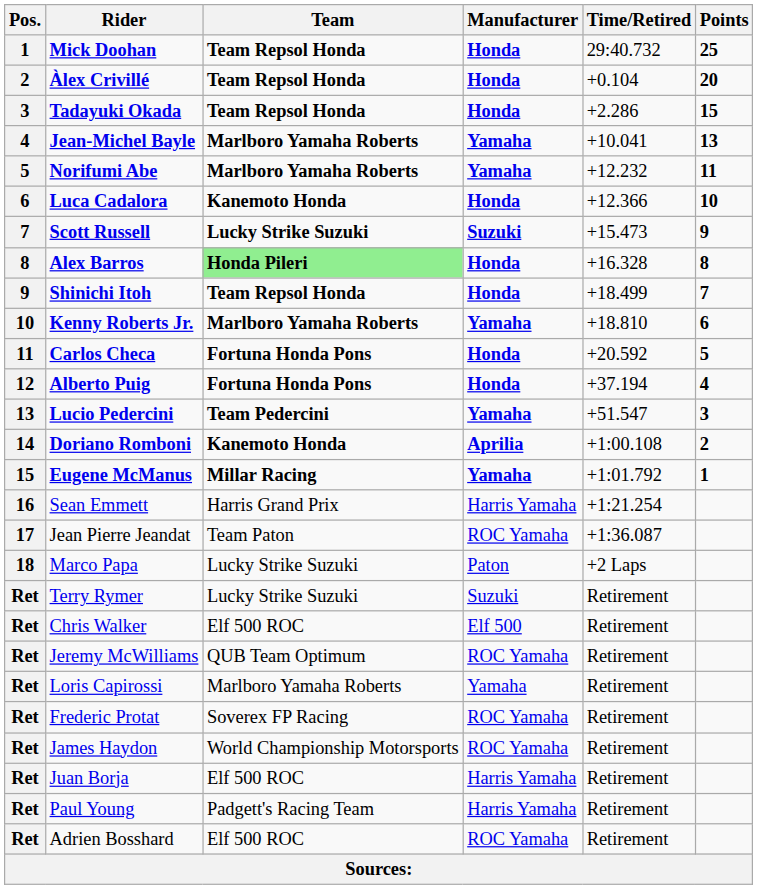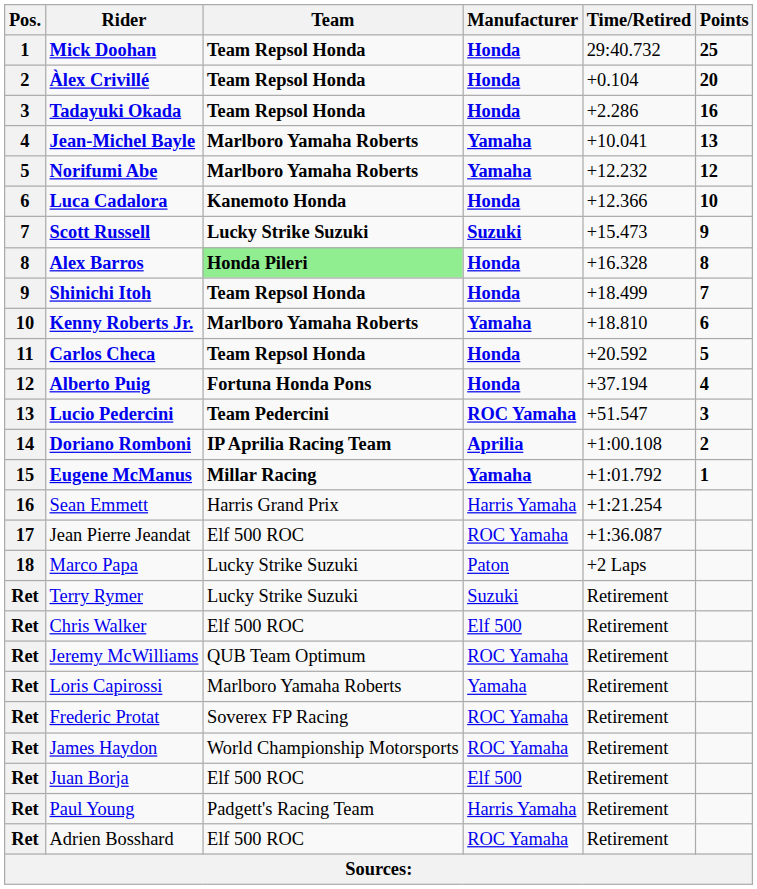(709, 110) 15 -> (709, 110) 16
(708, 171) 11 -> (709, 171) 12
(289, 353) Fortuna Honda Pons -> (286, 353) Team Repsol Honda
(499, 414) Yamaha -> (522, 414) ROC Yamaha
(277, 444) Kanemoto Honda -> (299, 444) IP Aprilia Racing Team
(250, 535) Team Paton -> (255, 535) Elf 500 ROC
(522, 777) Harris Yamaha -> (494, 777) Elf 500
